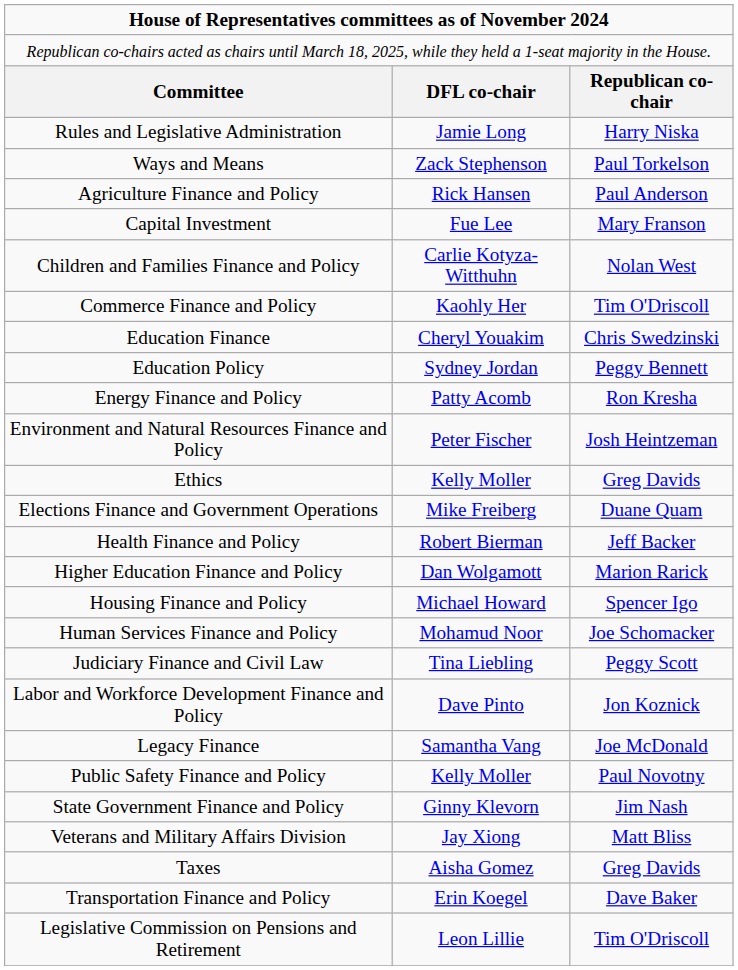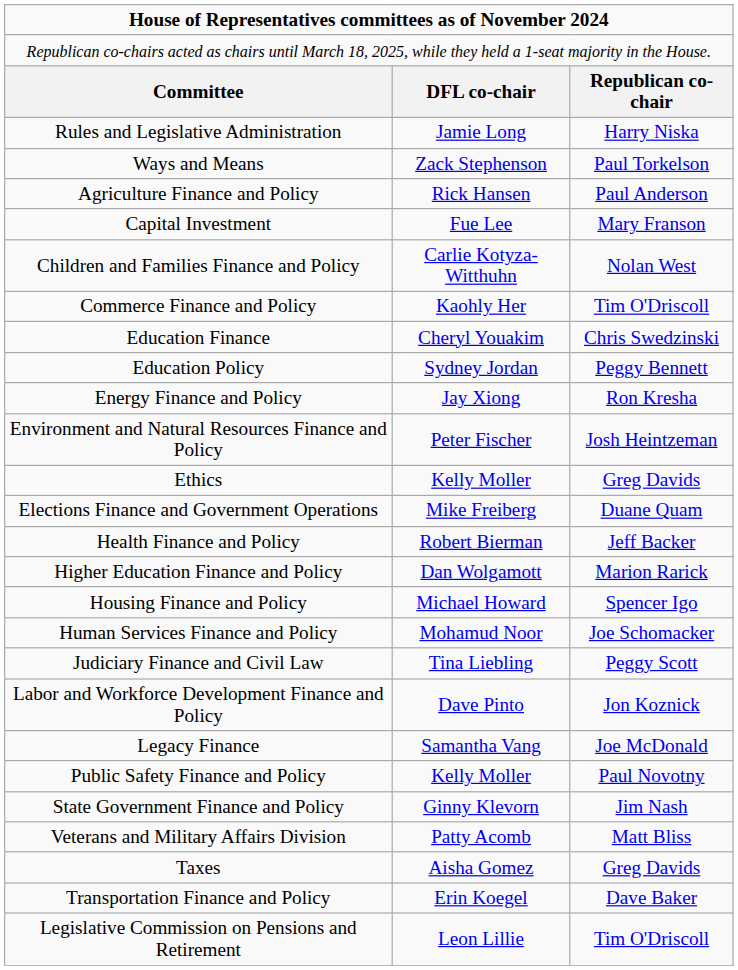(481, 397) Patty Acomb -> (481, 397) Jay Xiong
(481, 836) Jay Xiong -> (481, 836) Patty Acomb
